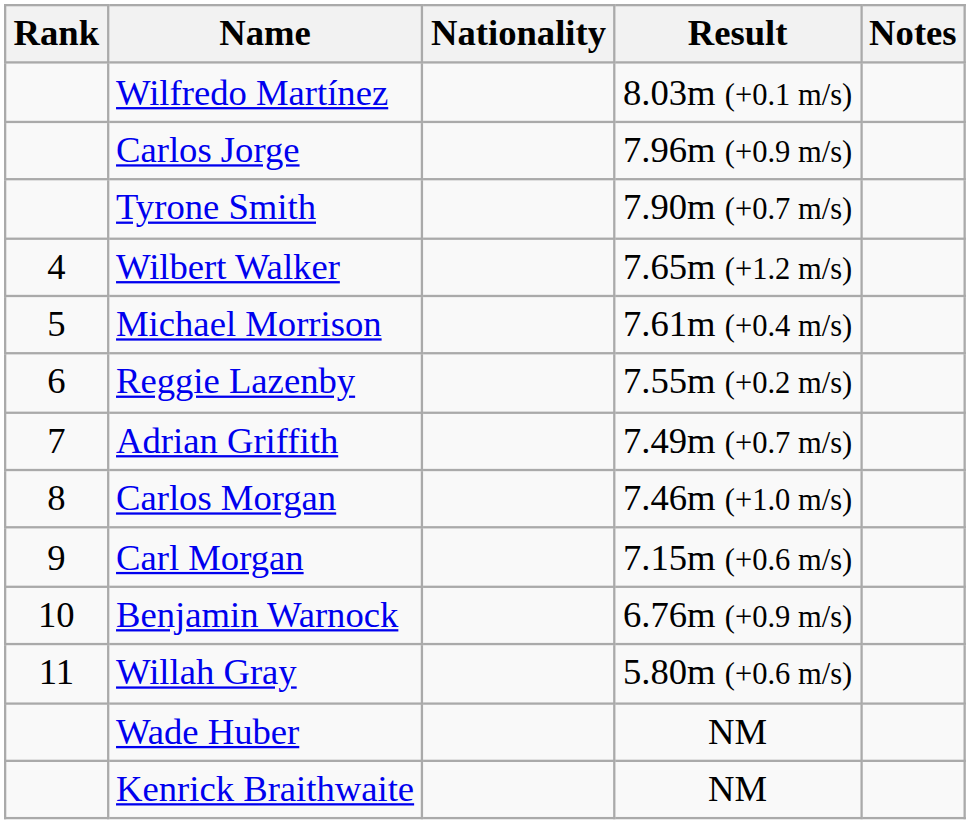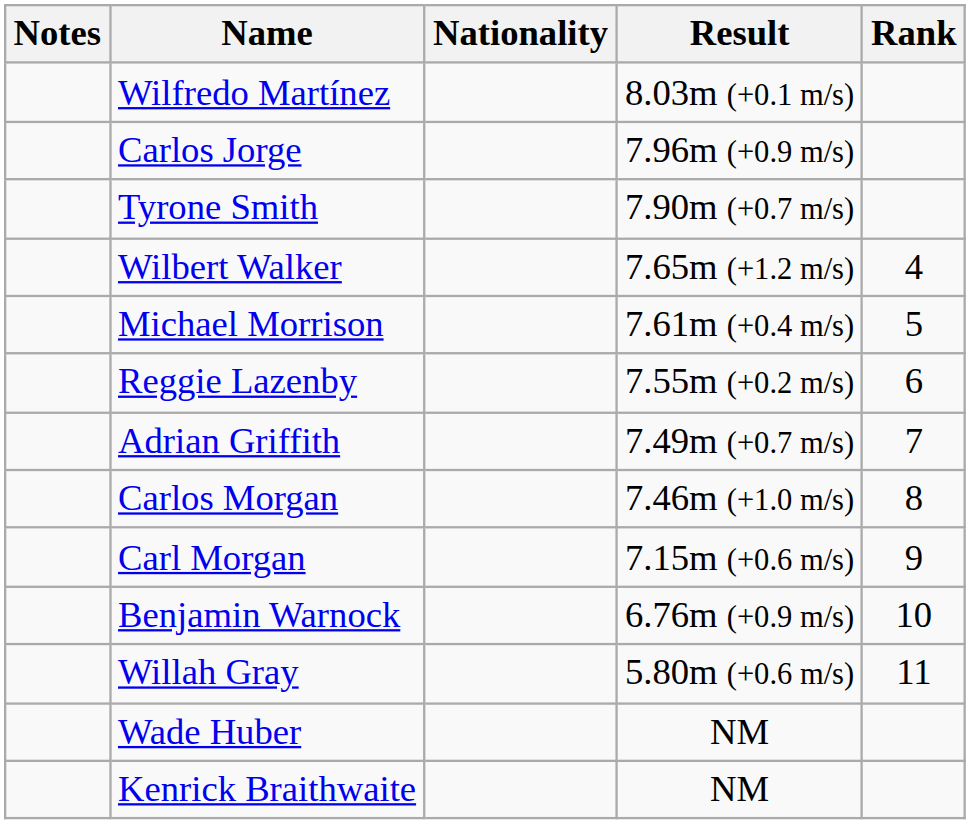columns swapped: (56, 33) <-> (913, 33)
